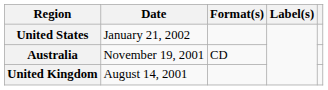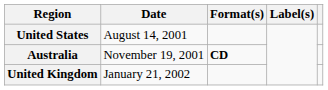(147, 34) January 21, 2002 -> (145, 34) August 14, 2001
(219, 54) normal -> (219, 54) bold
(145, 74) August 14, 2001 -> (147, 74) January 21, 2002
